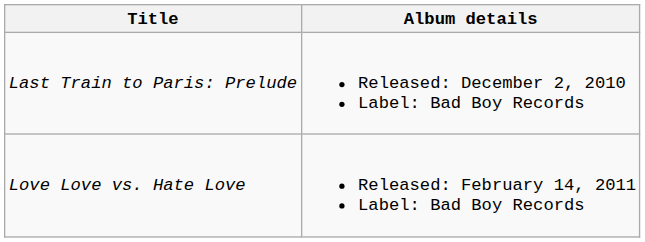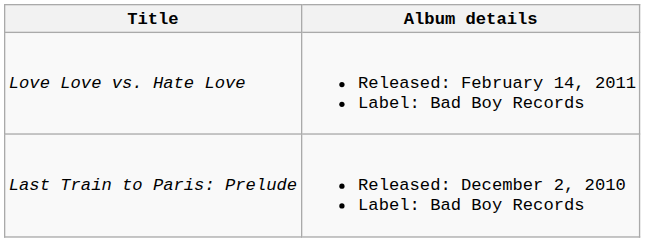rows swapped: (153, 84) <-> (127, 185)
